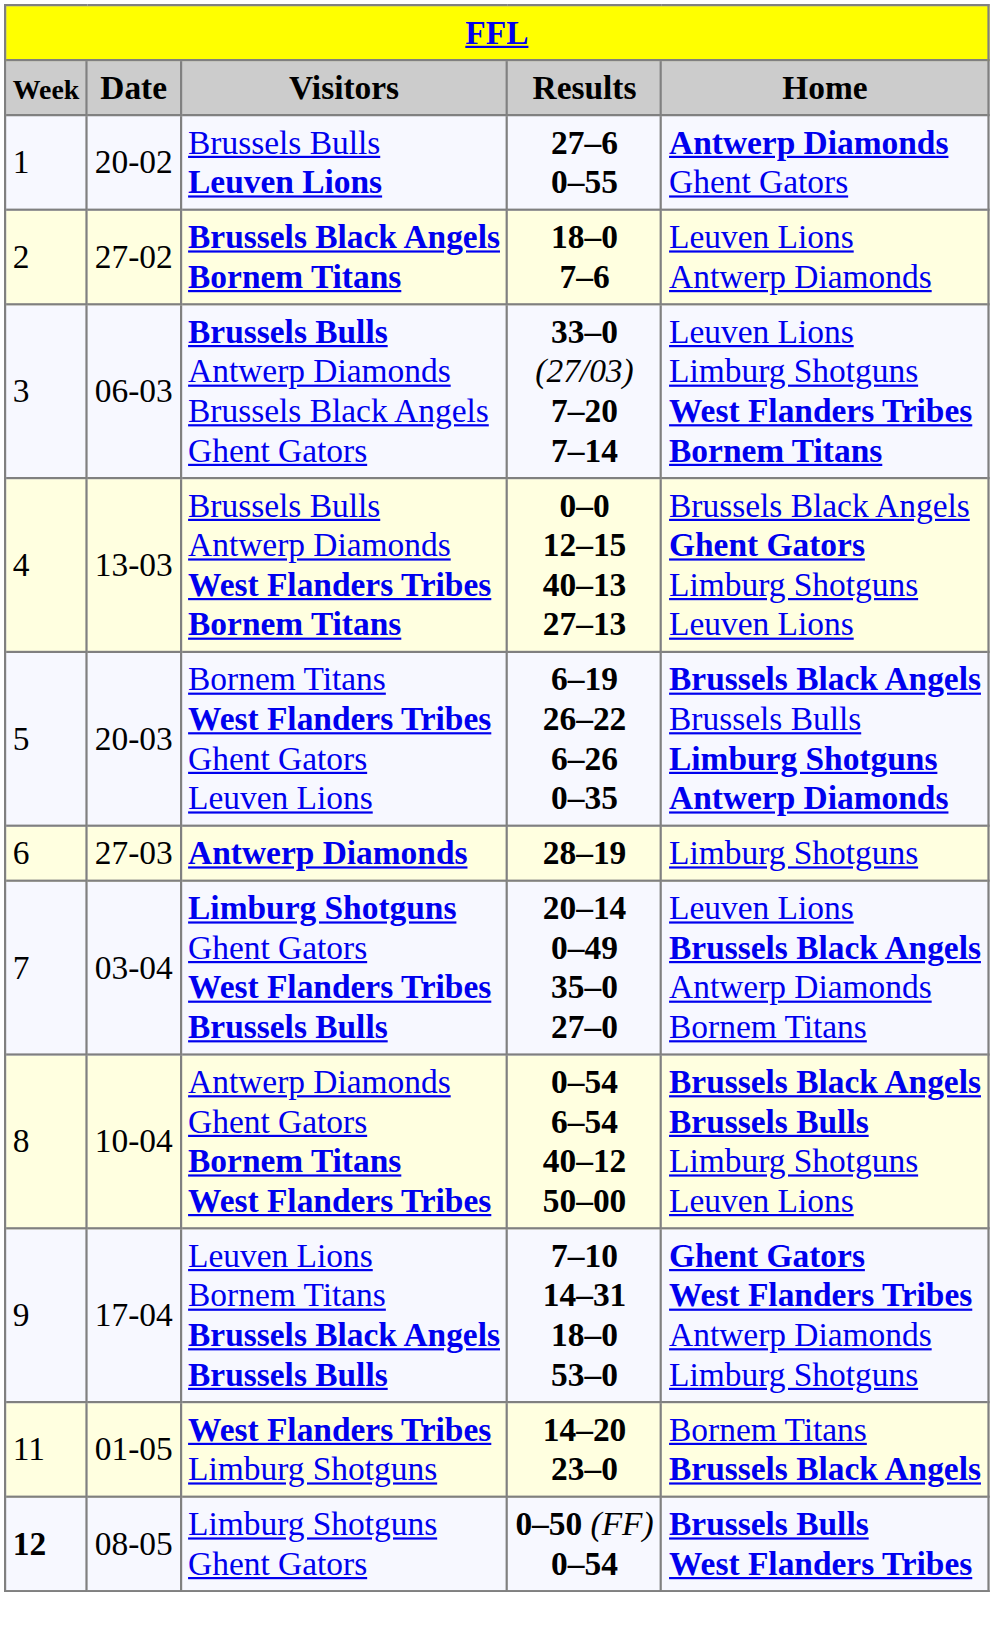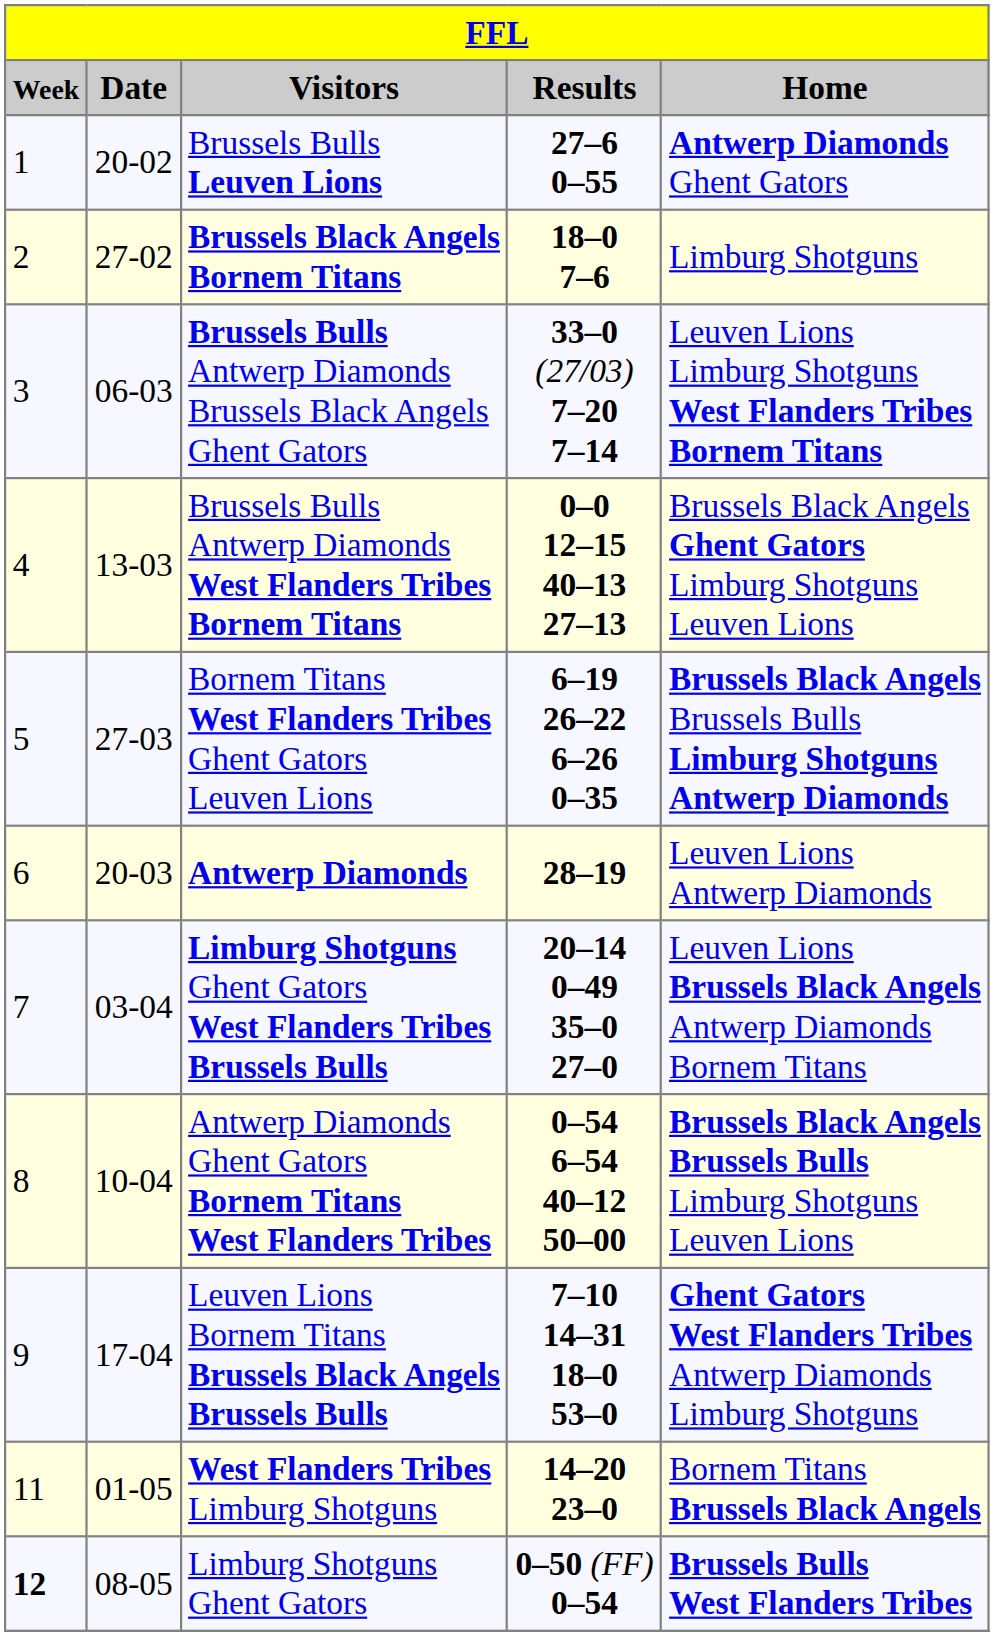(800, 256) Leuven Lions Antwerp Diamonds -> (794, 256) Limburg Shotguns
(134, 738) 20-03 -> (134, 738) 27-03
(134, 852) 27-03 -> (134, 872) 20-03
(794, 852) Limburg Shotguns -> (800, 872) Leuven Lions Antwerp Diamonds
